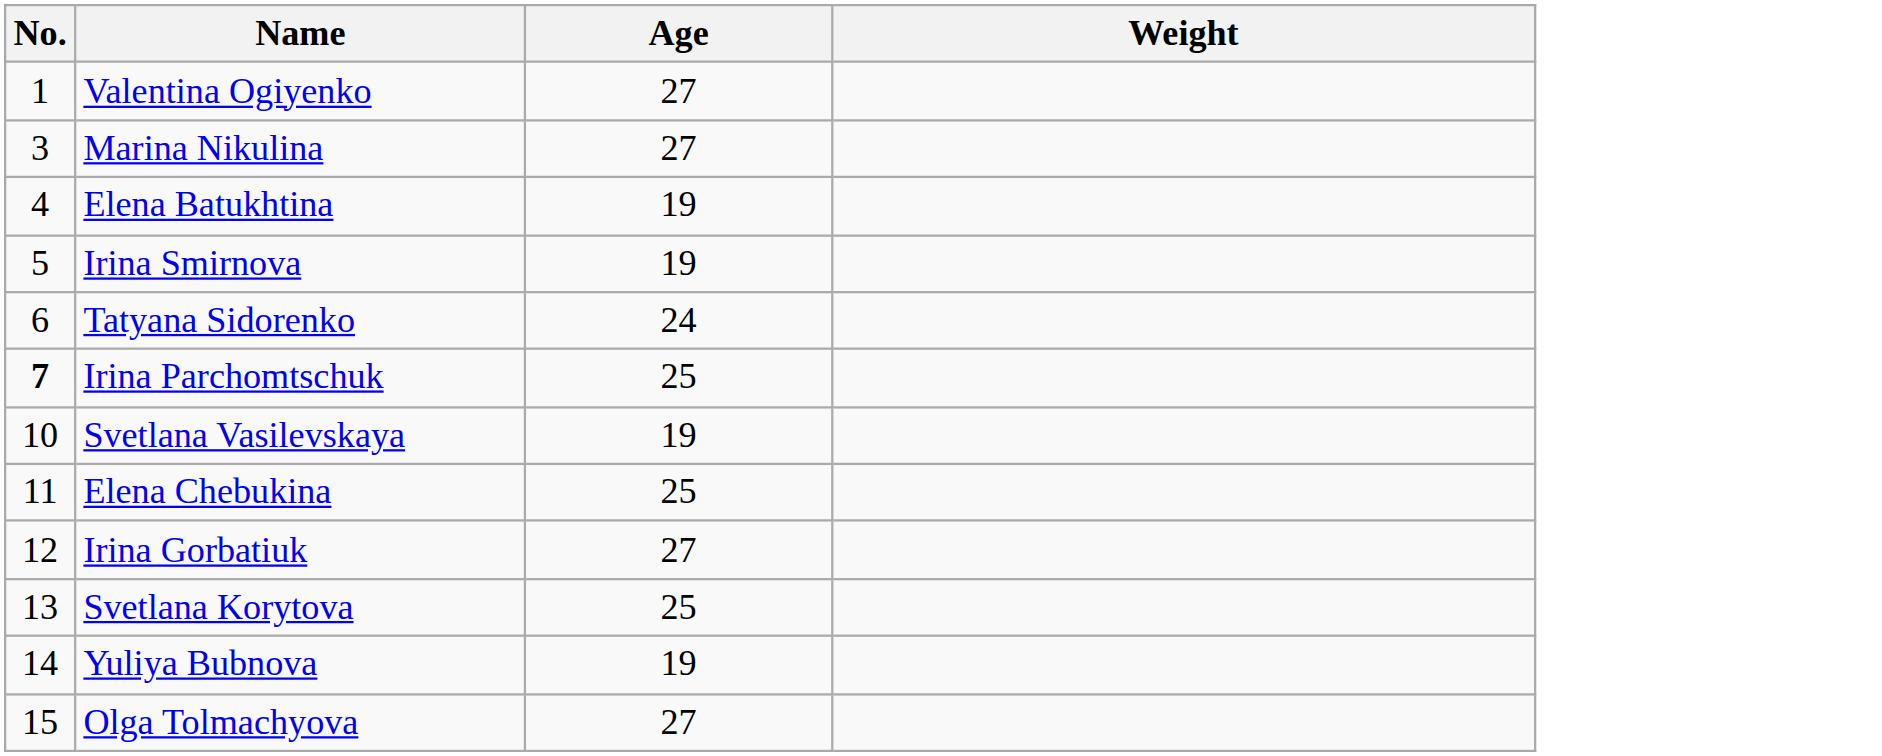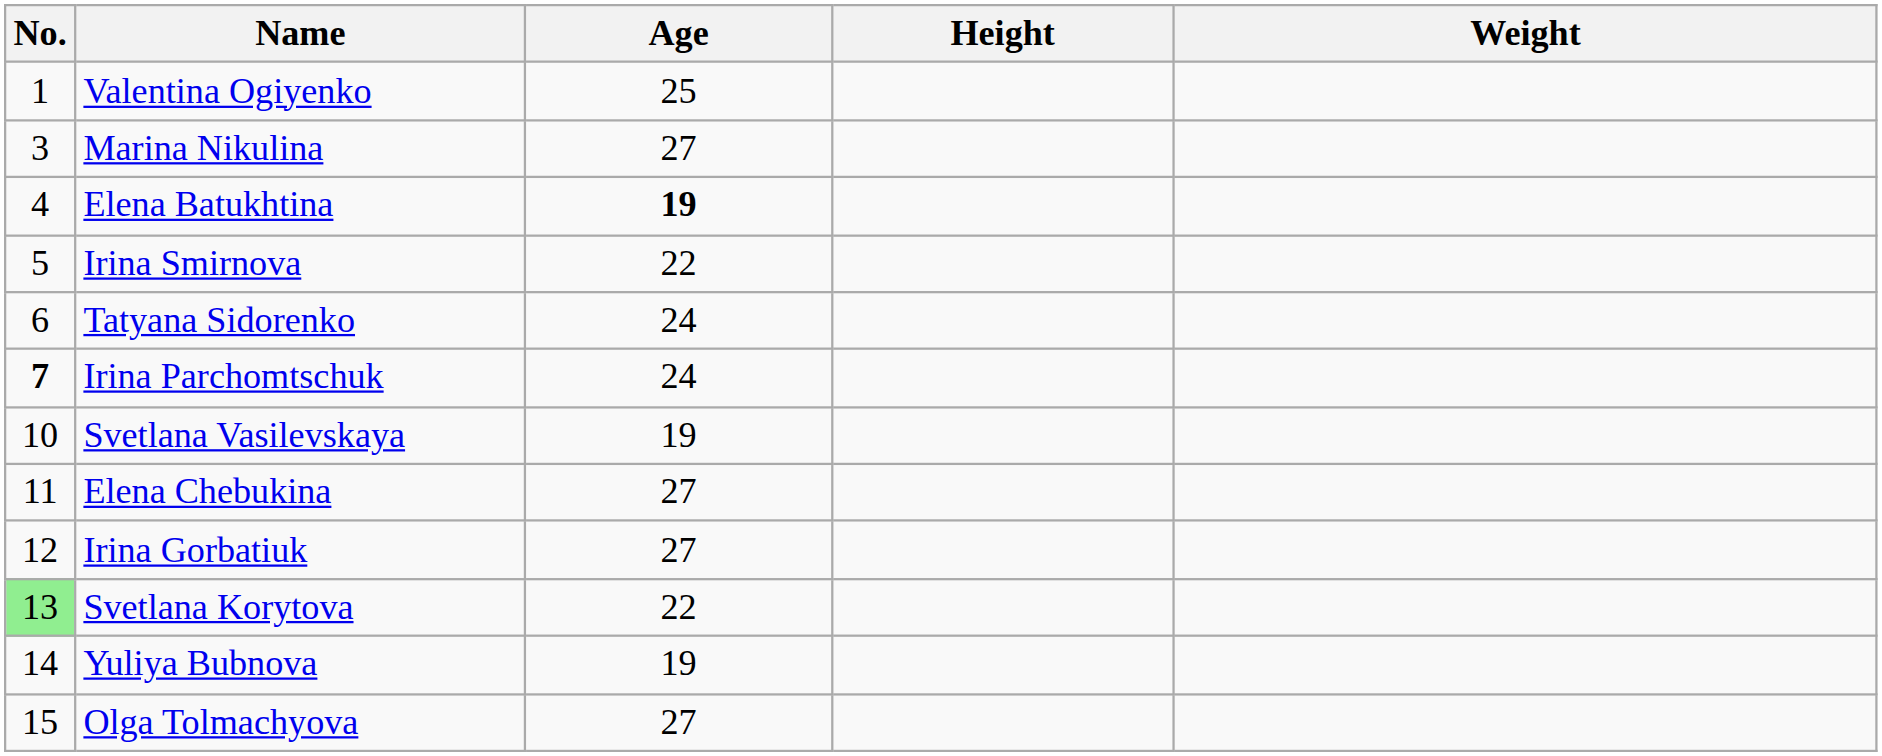+ column: (1003, 33)
(679, 90) 27 -> (679, 90) 25
(679, 205) normal -> (679, 205) bold
(679, 262) 19 -> (679, 262) 22
(679, 377) 25 -> (679, 377) 24
(679, 491) 25 -> (679, 491) 27
(40, 606) no background -> (40, 606) lightgreen background
(679, 606) 25 -> (679, 606) 22
